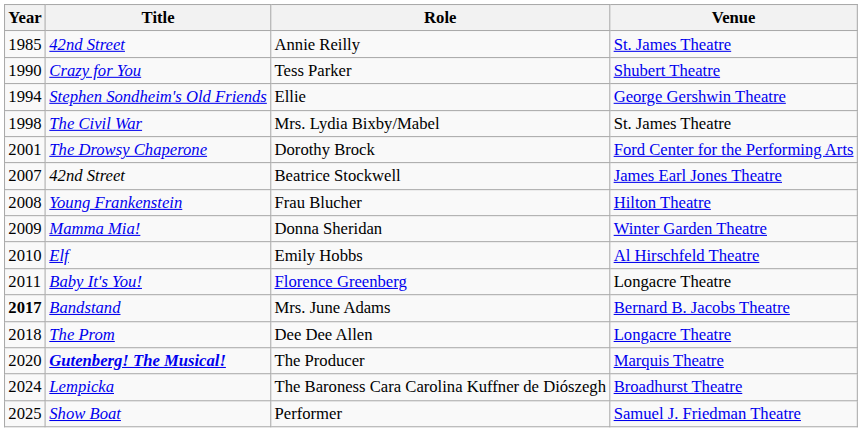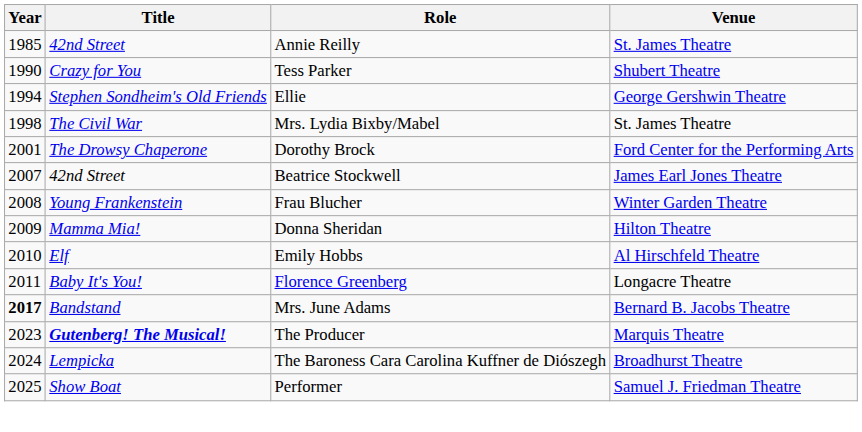(662, 202) Hilton Theatre -> (690, 202) Winter Garden Theatre
(690, 228) Winter Garden Theatre -> (662, 228) Hilton Theatre
- row: (323, 334)
(25, 360) 2020 -> (25, 334) 2023
